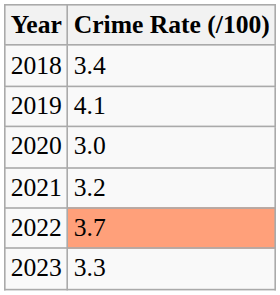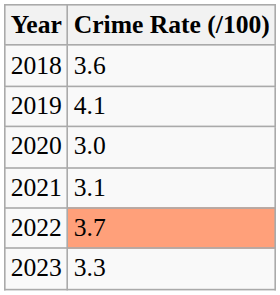(90, 65) 3.4 -> (90, 65) 3.6
(90, 187) 3.2 -> (90, 187) 3.1
